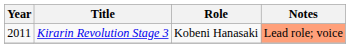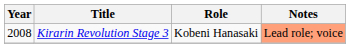(19, 33) 2011 -> (19, 33) 2008
